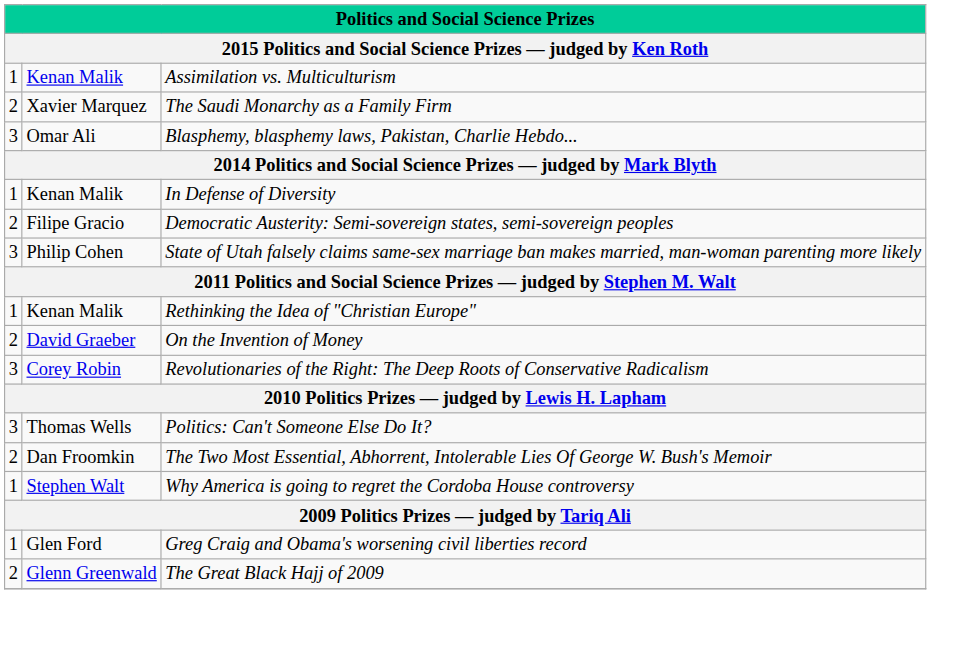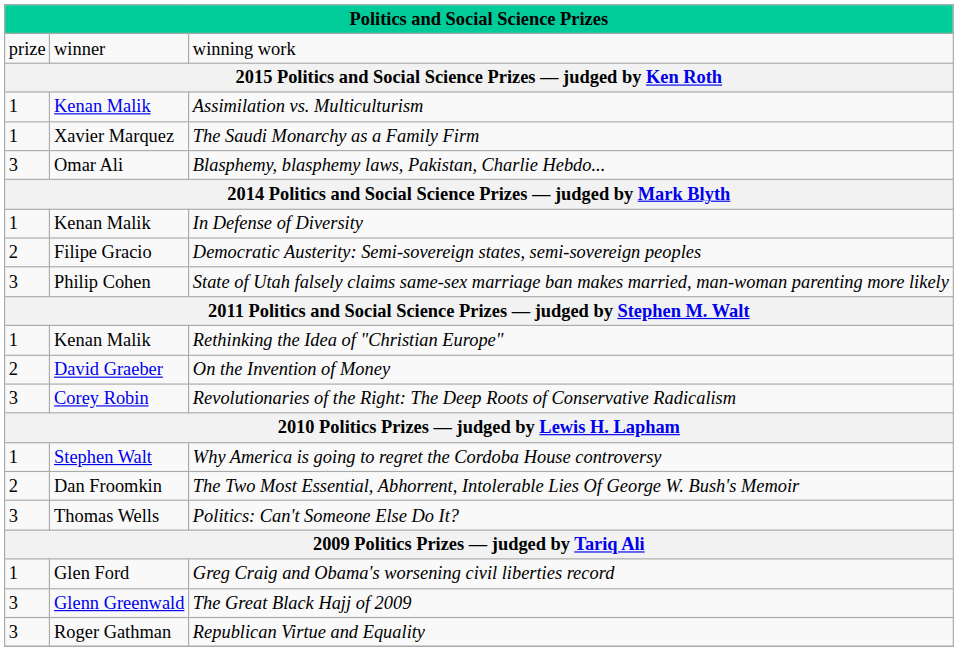+ row: (244, 48)
(13, 106) 2 -> (13, 135) 1
rows swapped: (400, 485) <-> (298, 427)
(13, 573) 2 -> (13, 602) 3
+ row: (309, 631)
